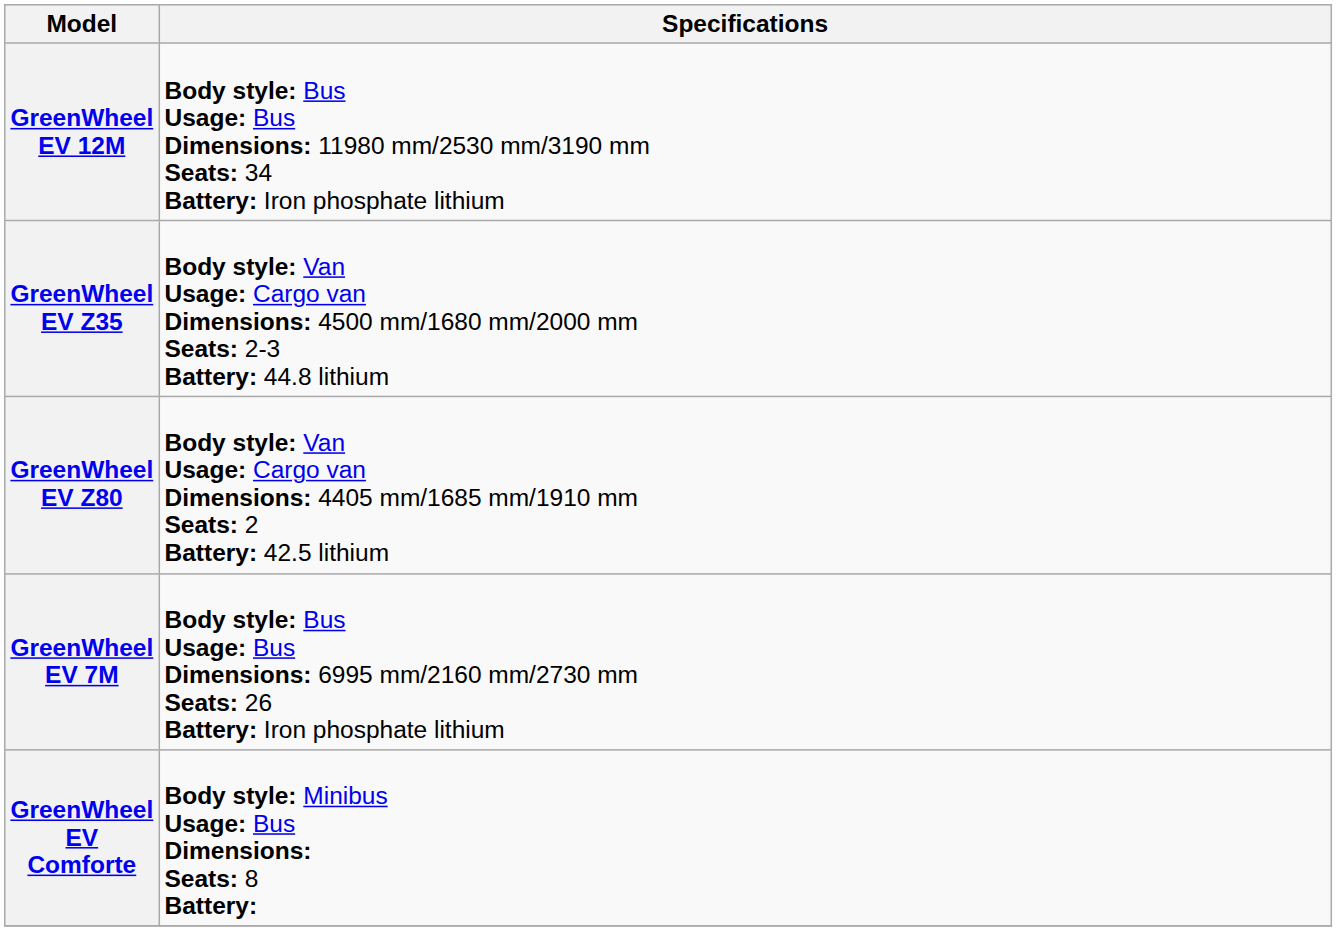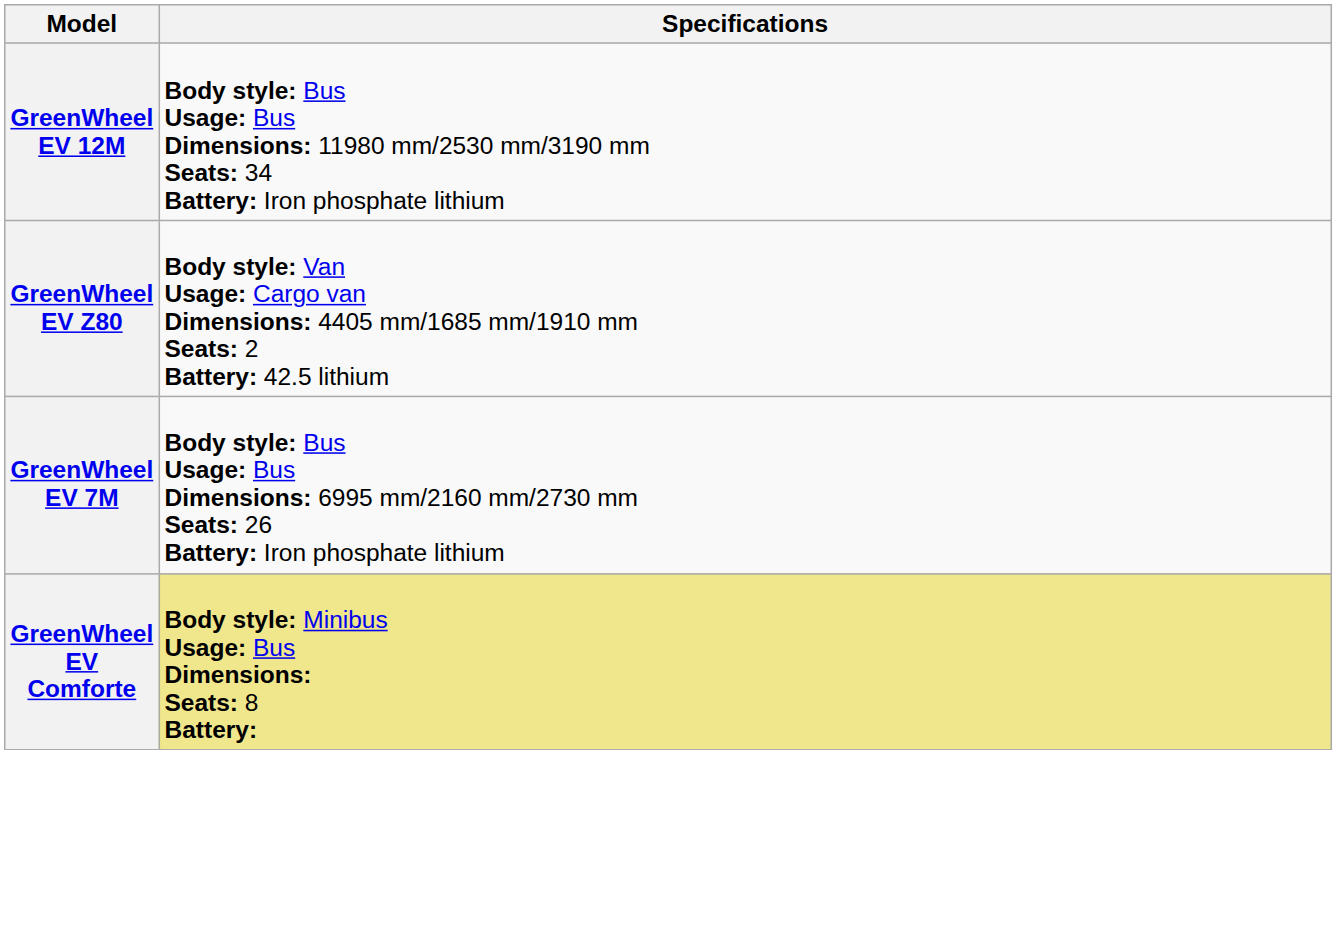- row: (82, 308)
(276, 851) no background -> (276, 674) khaki background
